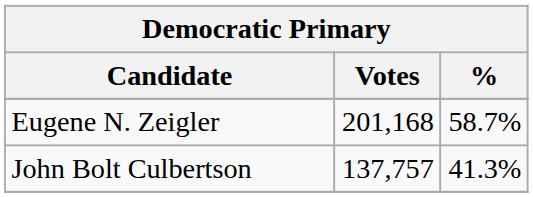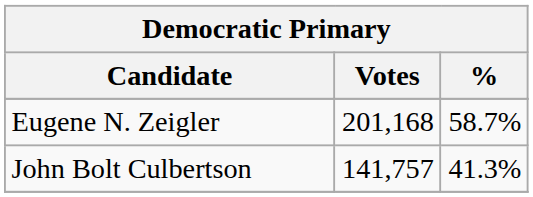(388, 168) 137,757 -> (388, 168) 141,757
